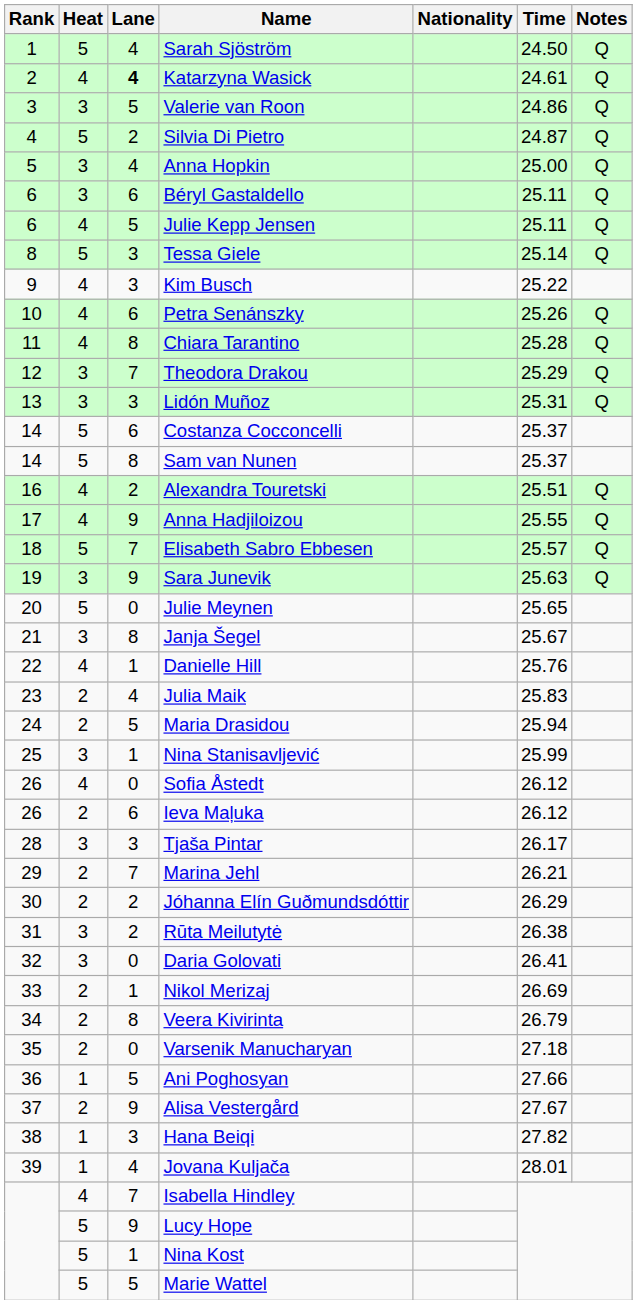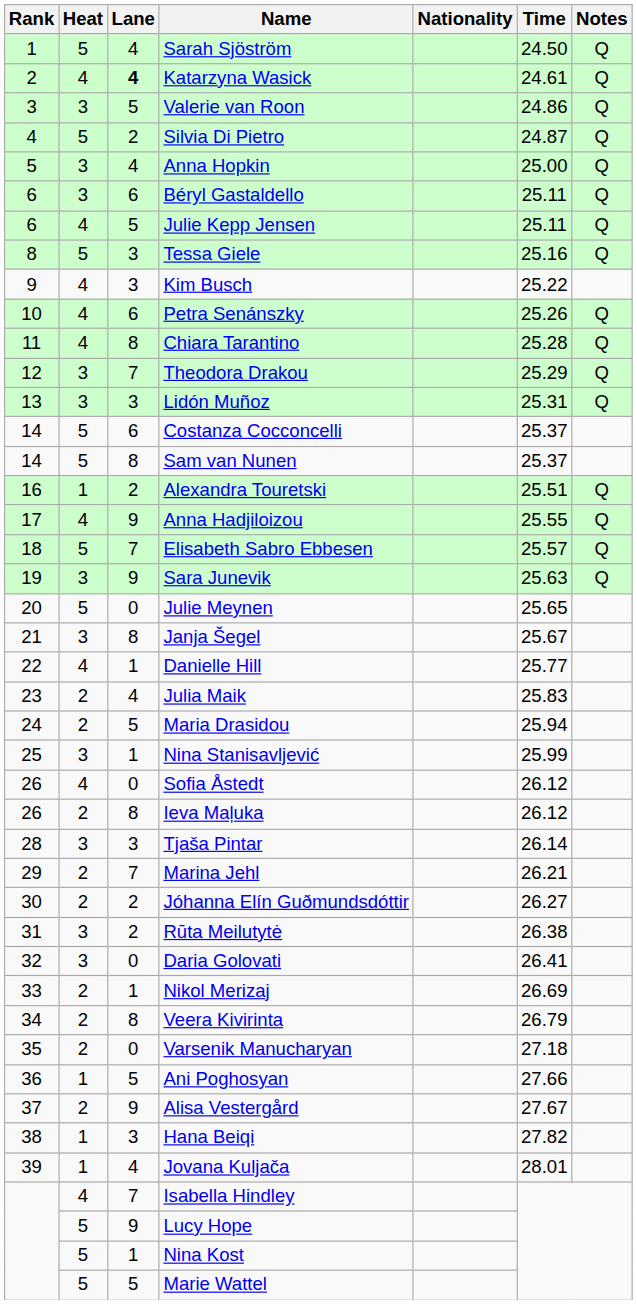(544, 254) 25.14 -> (544, 254) 25.16
(83, 490) 4 -> (83, 490) 1
(544, 666) 25.76 -> (544, 666) 25.77
(133, 813) 6 -> (133, 813) 8
(544, 843) 26.17 -> (544, 843) 26.14
(544, 902) 26.29 -> (544, 902) 26.27
